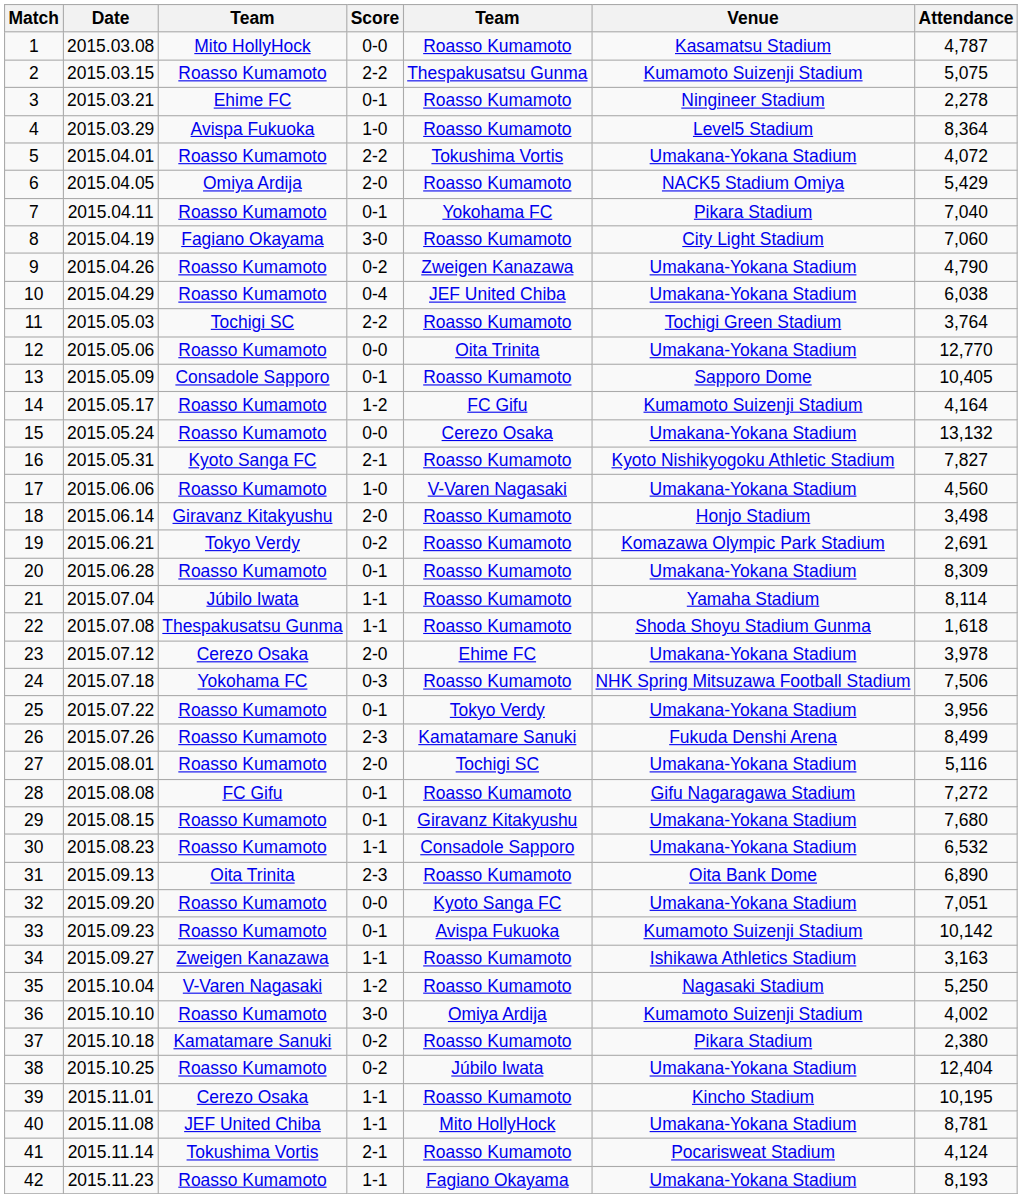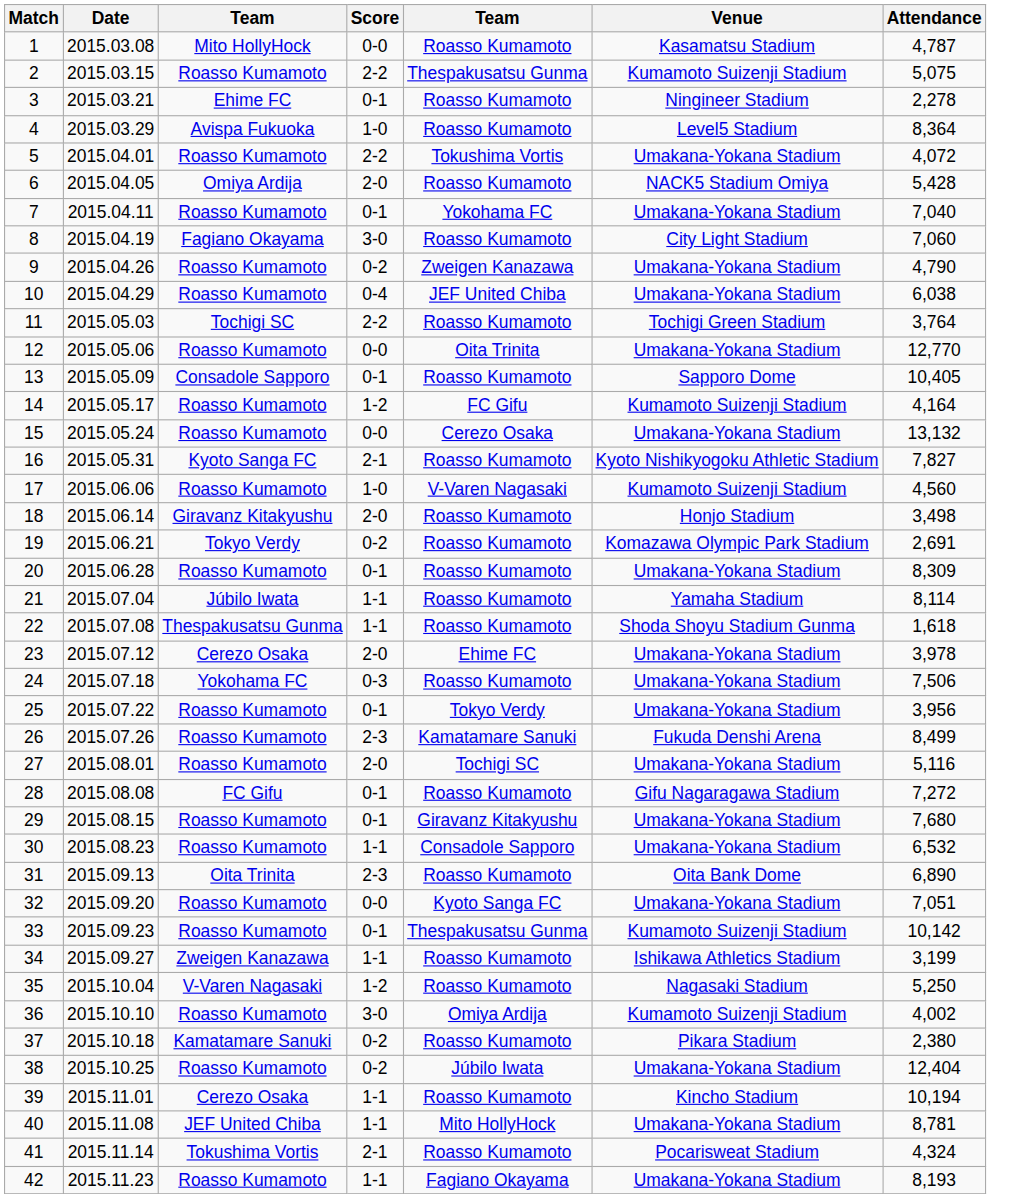(966, 184) 5,429 -> (934, 184) 5,428
(753, 211) Pikara Stadium -> (737, 211) Umakana-Yokana Stadium
(753, 488) Umakana-Yokana Stadium -> (737, 488) Kumamoto Suizenji Stadium
(753, 682) NHK Spring Mitsuzawa Football Stadium -> (737, 682) Umakana-Yokana Stadium
(497, 931) Avispa Fukuoka -> (497, 931) Thespakusatsu Gunma
(966, 958) 3,163 -> (934, 958) 3,199
(966, 1097) 10,195 -> (934, 1097) 10,194
(966, 1152) 4,124 -> (934, 1152) 4,324
